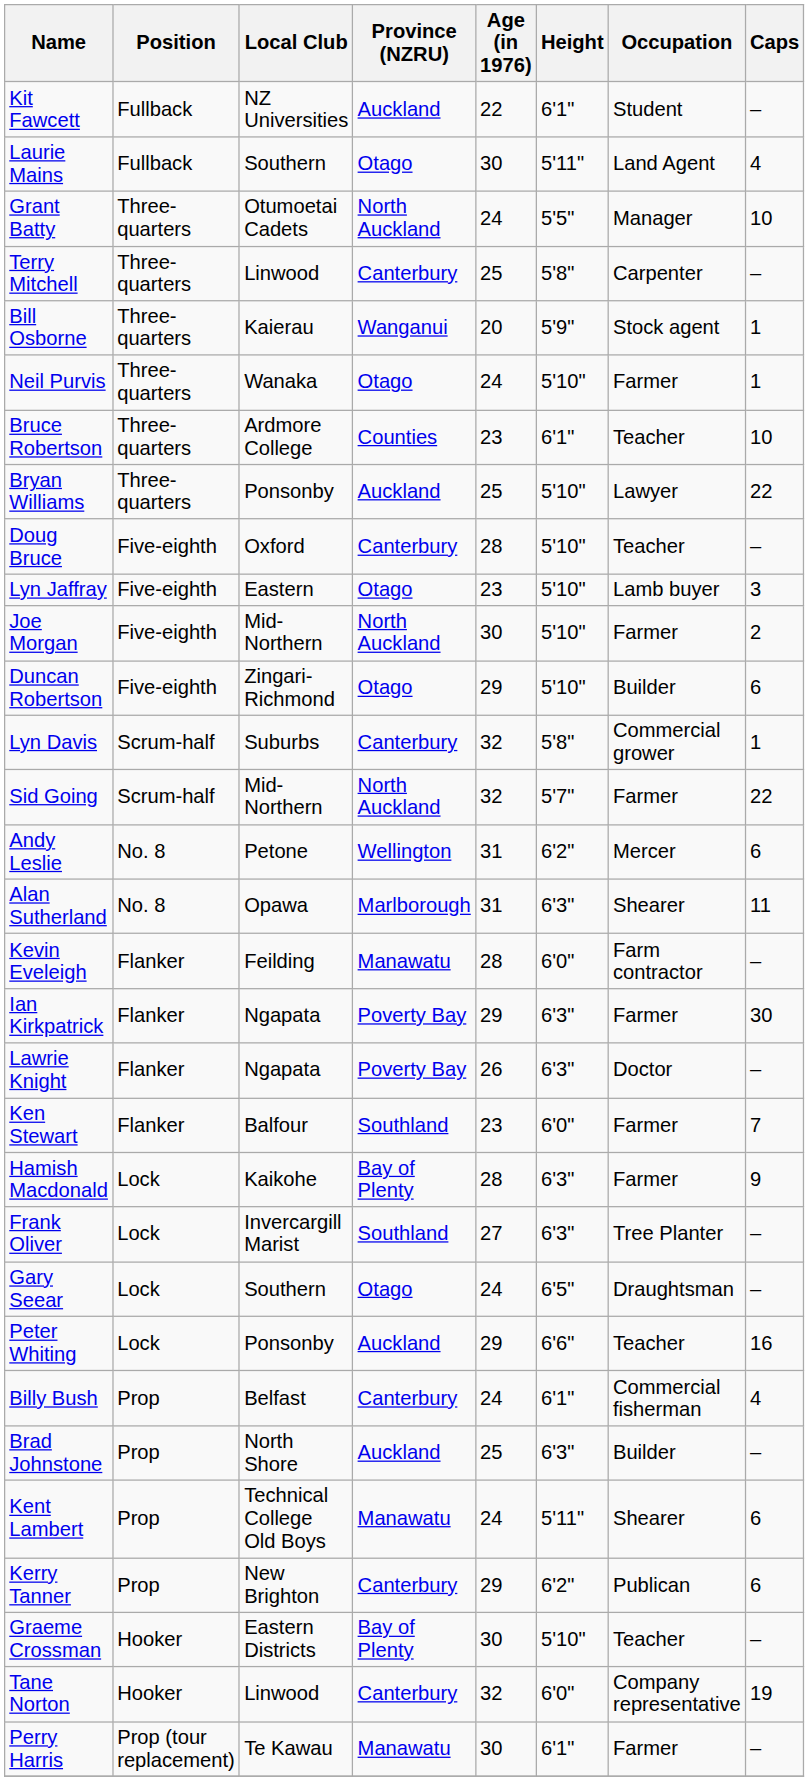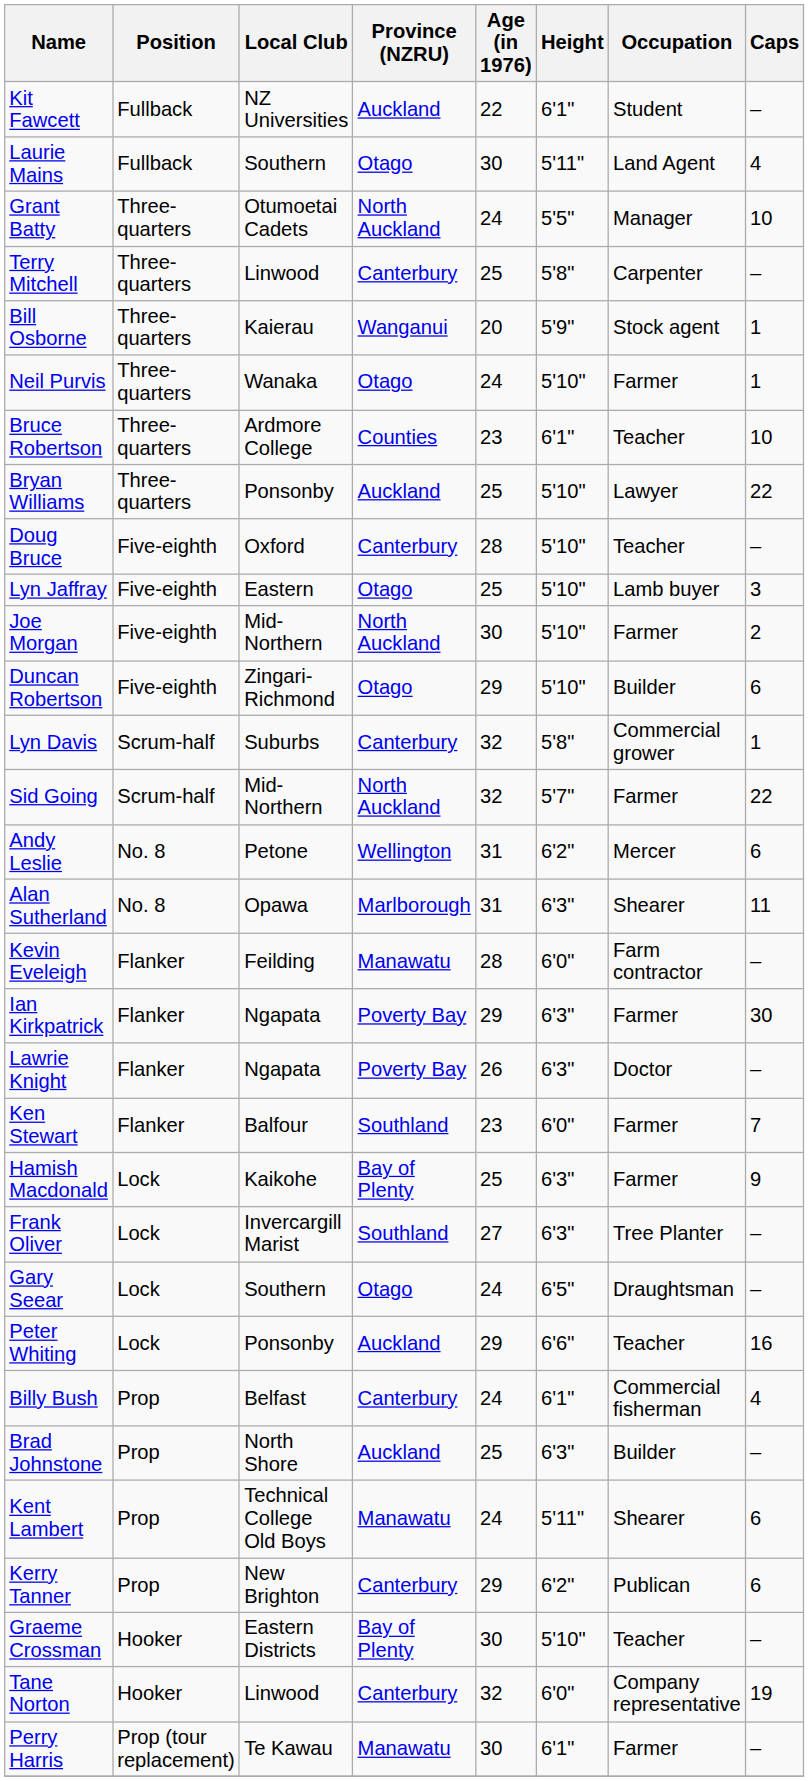(491, 589) 23 -> (491, 589) 25
(491, 1179) 28 -> (491, 1179) 25
